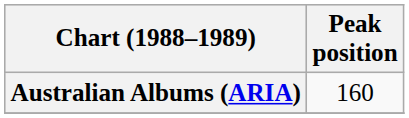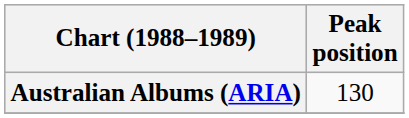(355, 92) 160 -> (355, 92) 130
